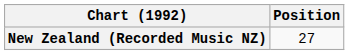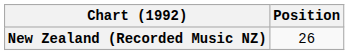(307, 39) 27 -> (307, 39) 26
